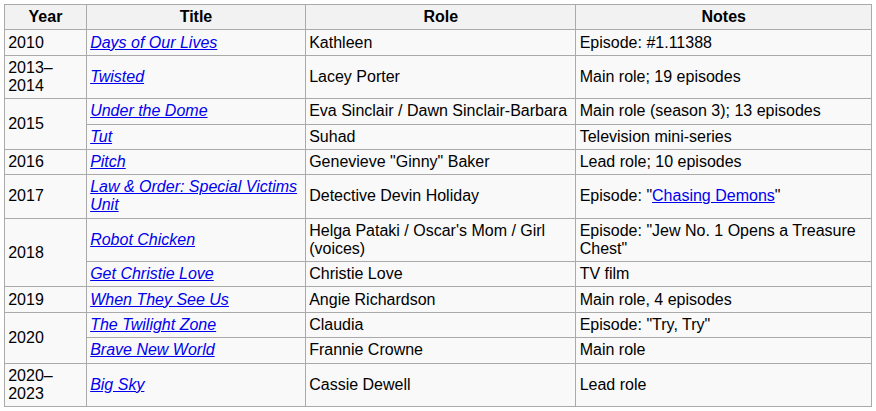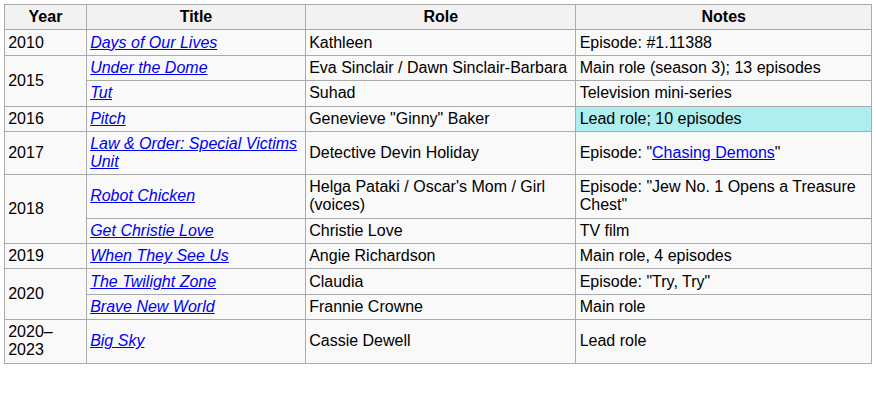- row: (117, 76)
(661, 162) no background -> (661, 118) paleturquoise background
